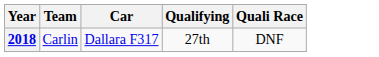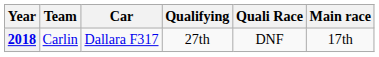+ column: (340, 16)
